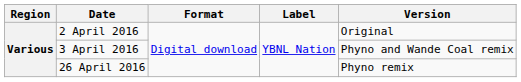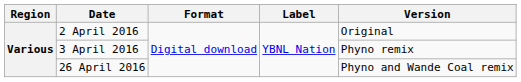(427, 49) Phyno and Wande Coal remix -> (377, 49) Phyno remix
(377, 67) Phyno remix -> (427, 67) Phyno and Wande Coal remix
